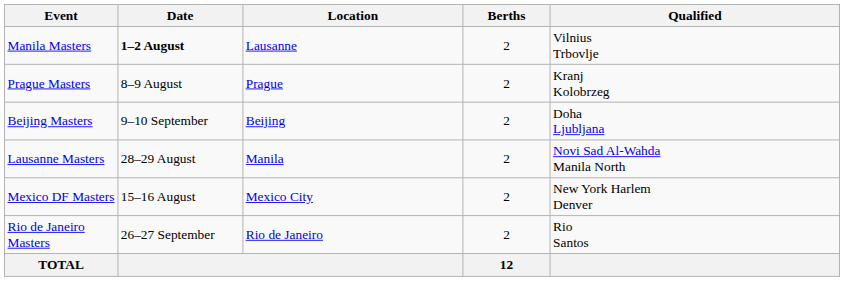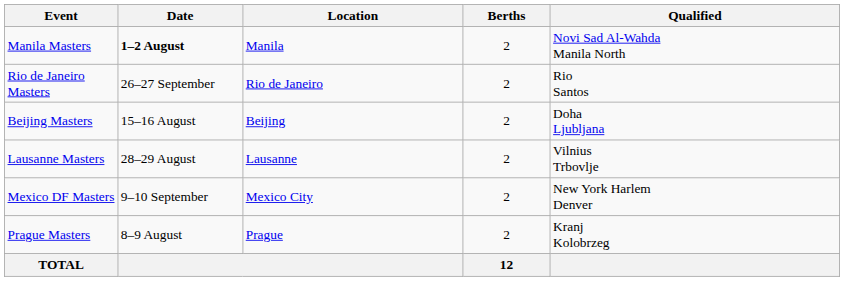(271, 45) Lausanne -> (265, 45) Manila
(576, 45) Vilnius Trbovlje -> (607, 45) Novi Sad Al-Wahda Manila North
rows swapped: (49, 83) <-> (46, 235)
(164, 121) 9–10 September -> (158, 121) 15–16 August
(265, 159) Manila -> (271, 159) Lausanne
(607, 159) Novi Sad Al-Wahda Manila North -> (576, 159) Vilnius Trbovlje
(158, 197) 15–16 August -> (164, 197) 9–10 September
